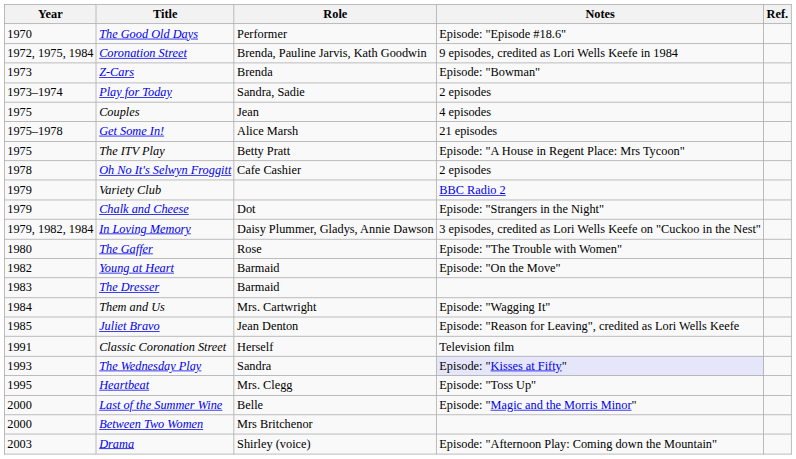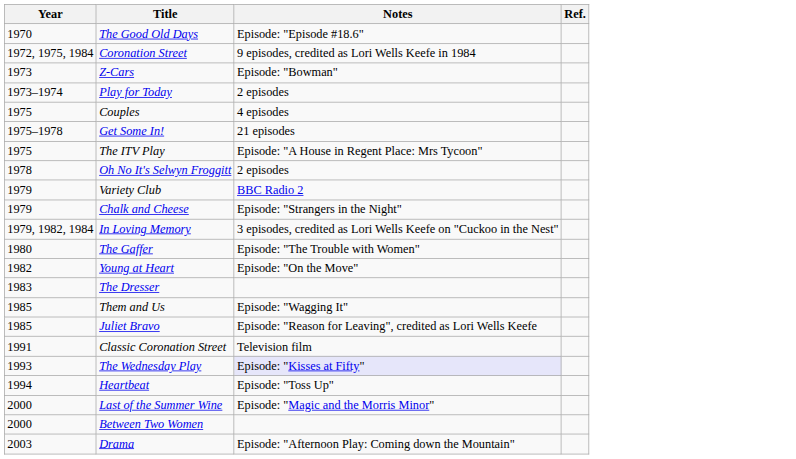- column: (335, 14)
(20, 307) 1984 -> (20, 307) 1985
(20, 385) 1995 -> (20, 385) 1994
